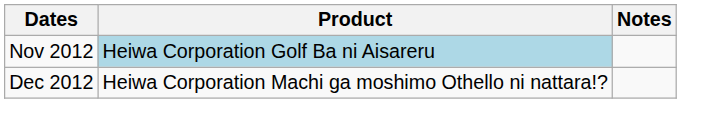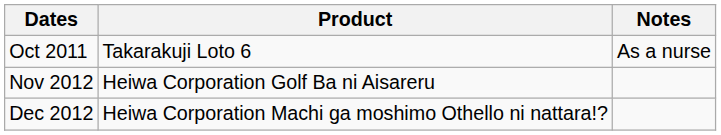+ row: (48, 51)
(269, 51) lightblue background -> (269, 82) no background
